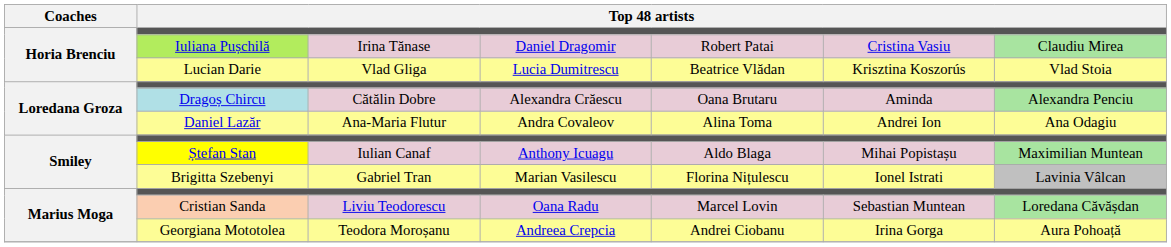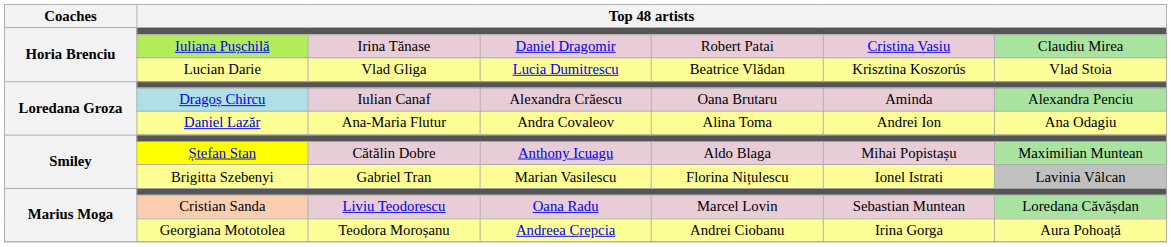(394, 99) Cătălin Dobre -> (394, 99) Iulian Canaf
(394, 153) Iulian Canaf -> (394, 153) Cătălin Dobre
